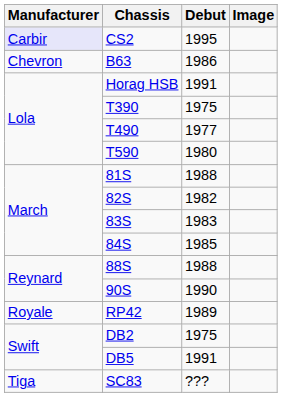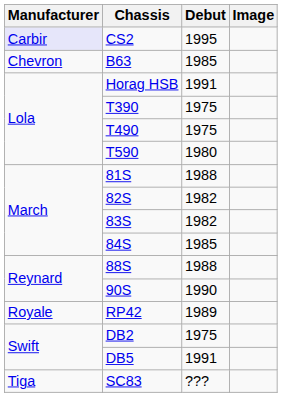(201, 61) 1986 -> (201, 61) 1985
(201, 130) 1977 -> (201, 130) 1975
(201, 221) 1983 -> (201, 221) 1982
